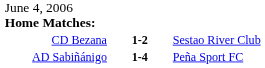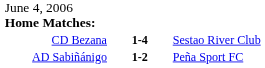(140, 40) 1-2 -> (140, 40) 1-4
(140, 56) 1-4 -> (140, 56) 1-2
